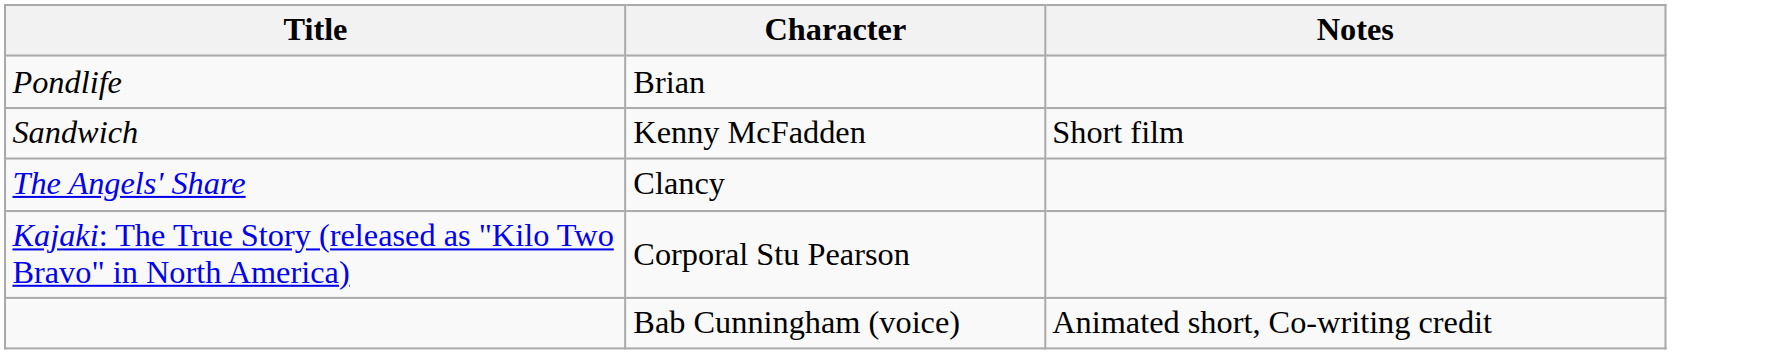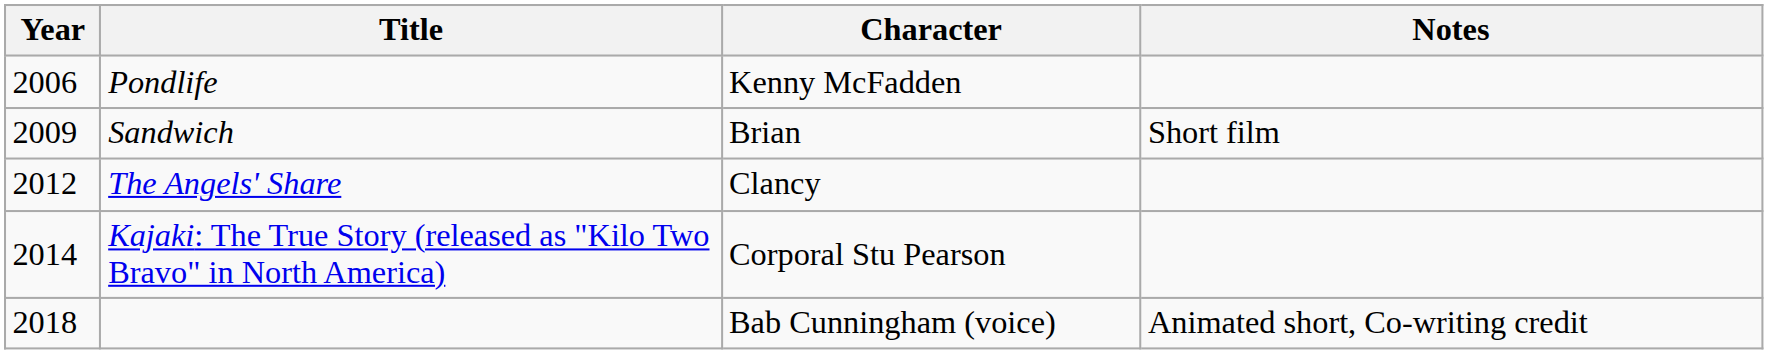+ column: (53, 30)
(669, 81) Brian -> (845, 81) Kenny McFadden
(750, 132) Kenny McFadden -> (765, 132) Brian
